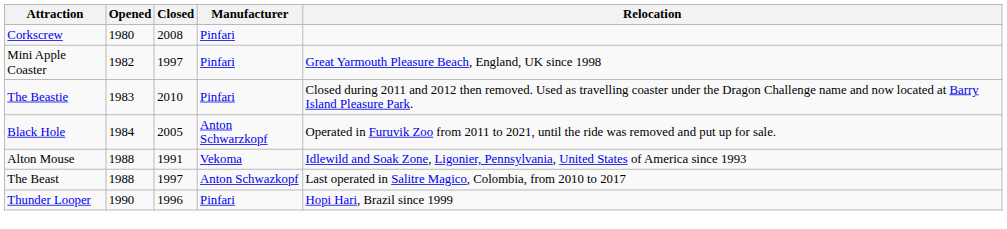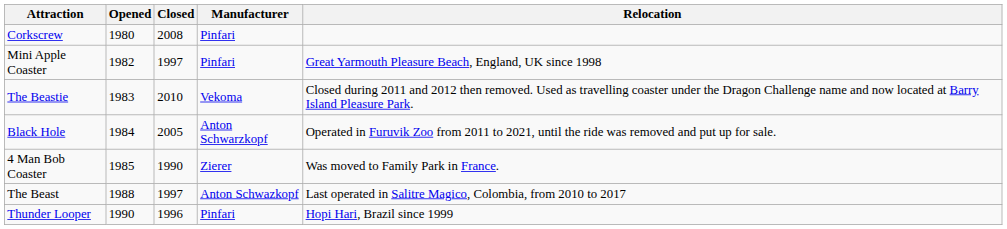(218, 97) Pinfari -> (221, 97) Vekoma
+ row: (36, 166)
- row: (41, 159)
